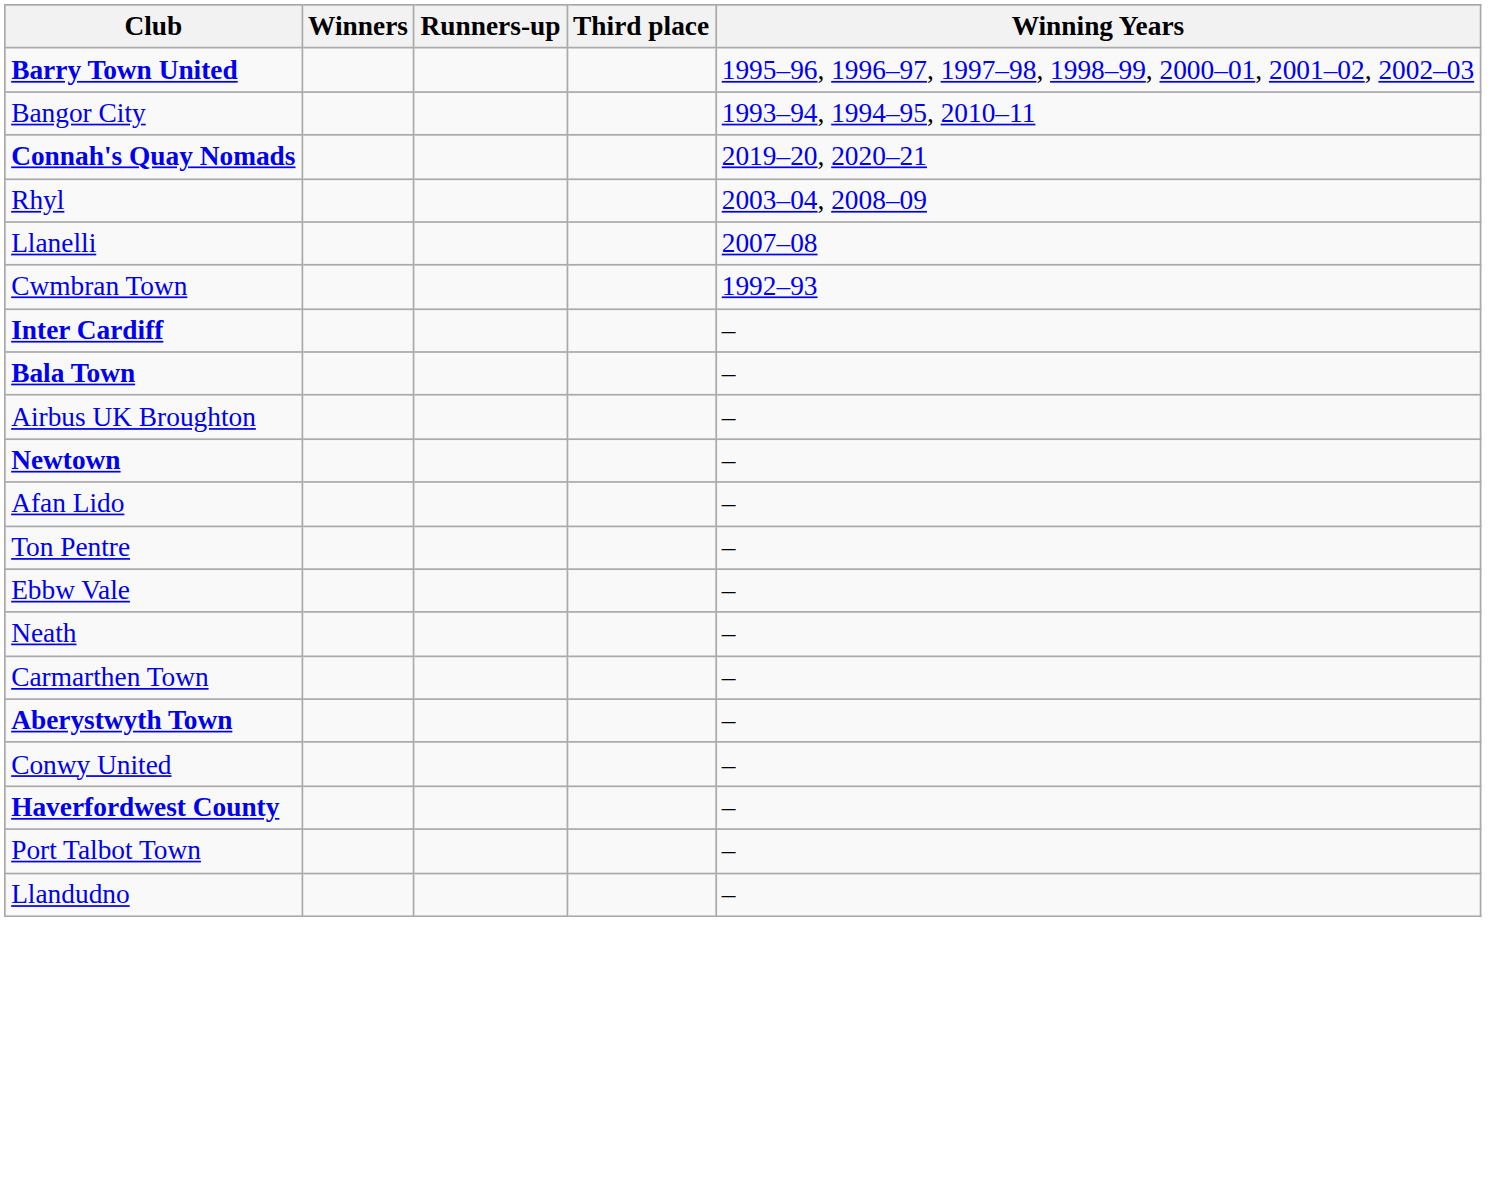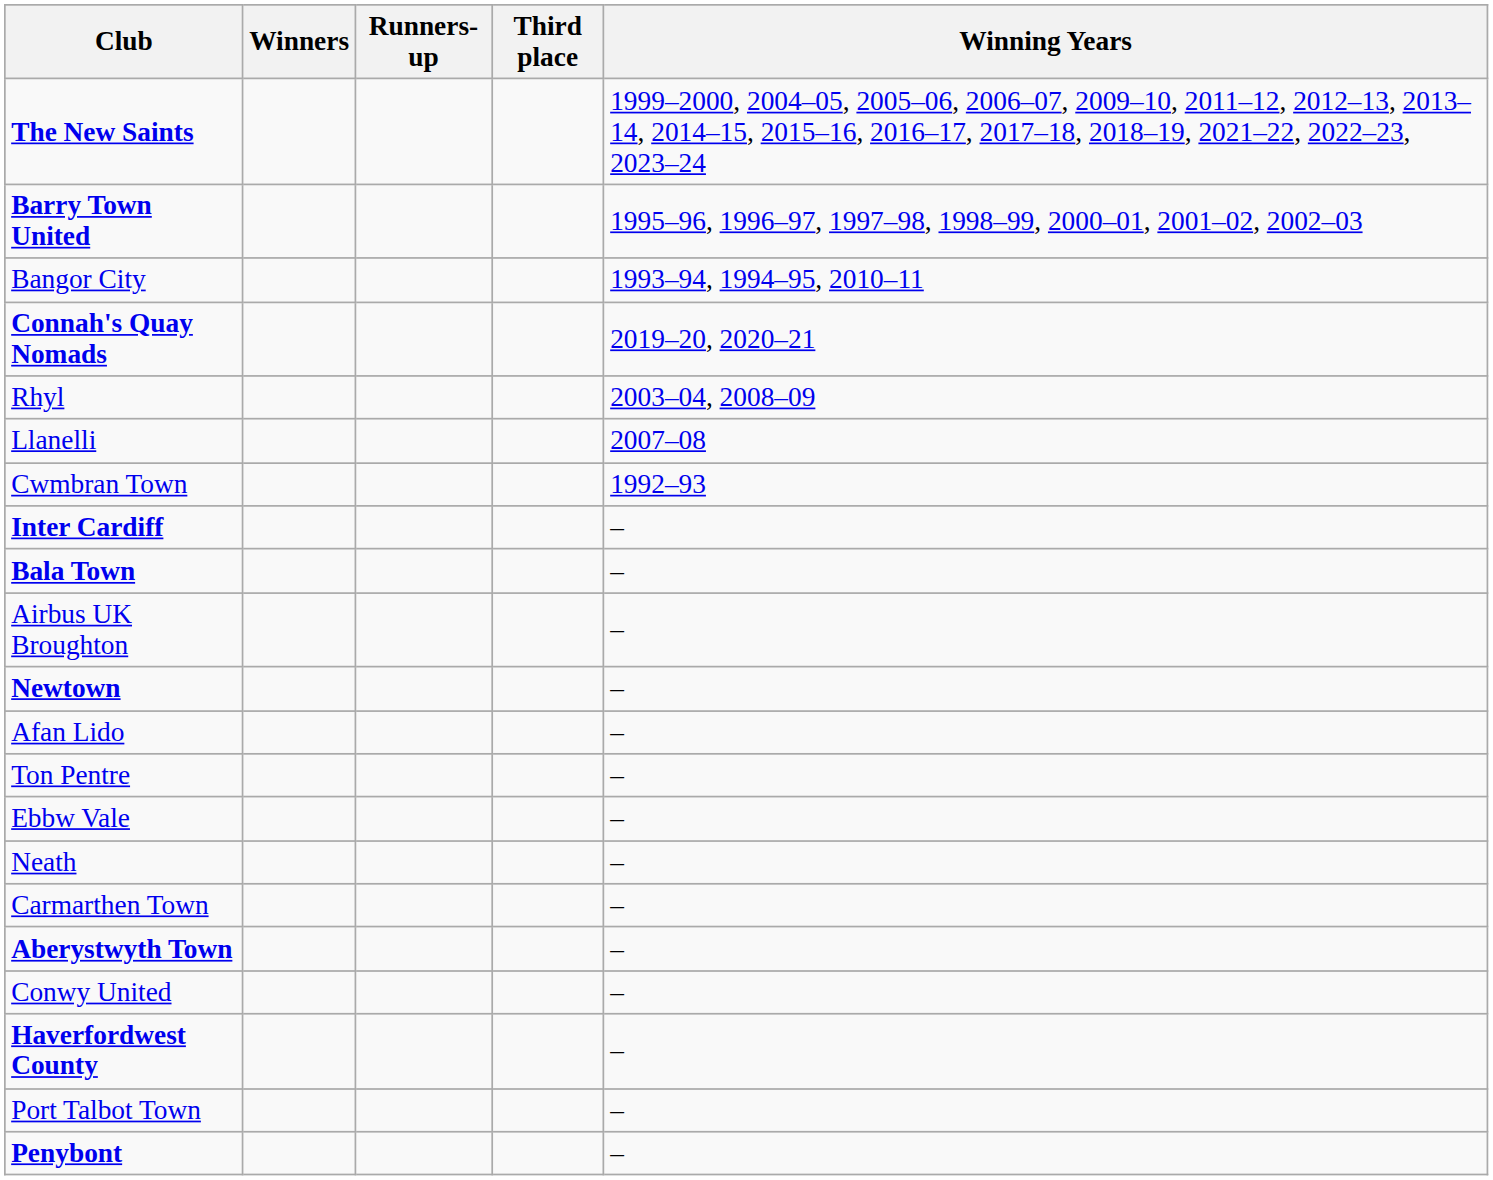+ row: (102, 131)
- row: (70, 894)
+ row: (67, 1152)
